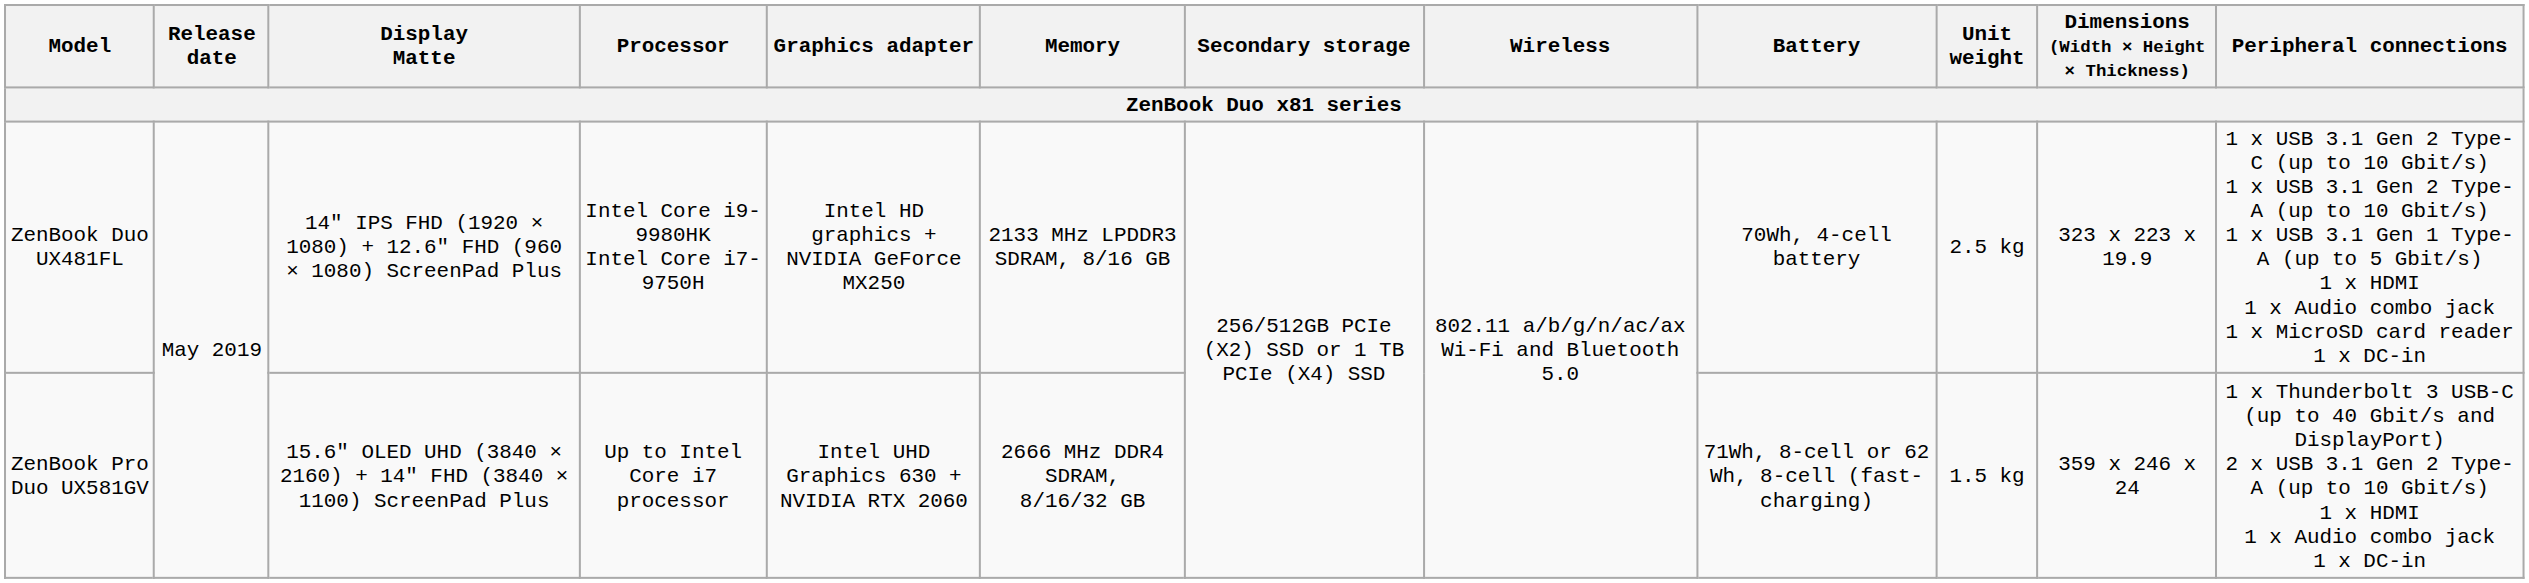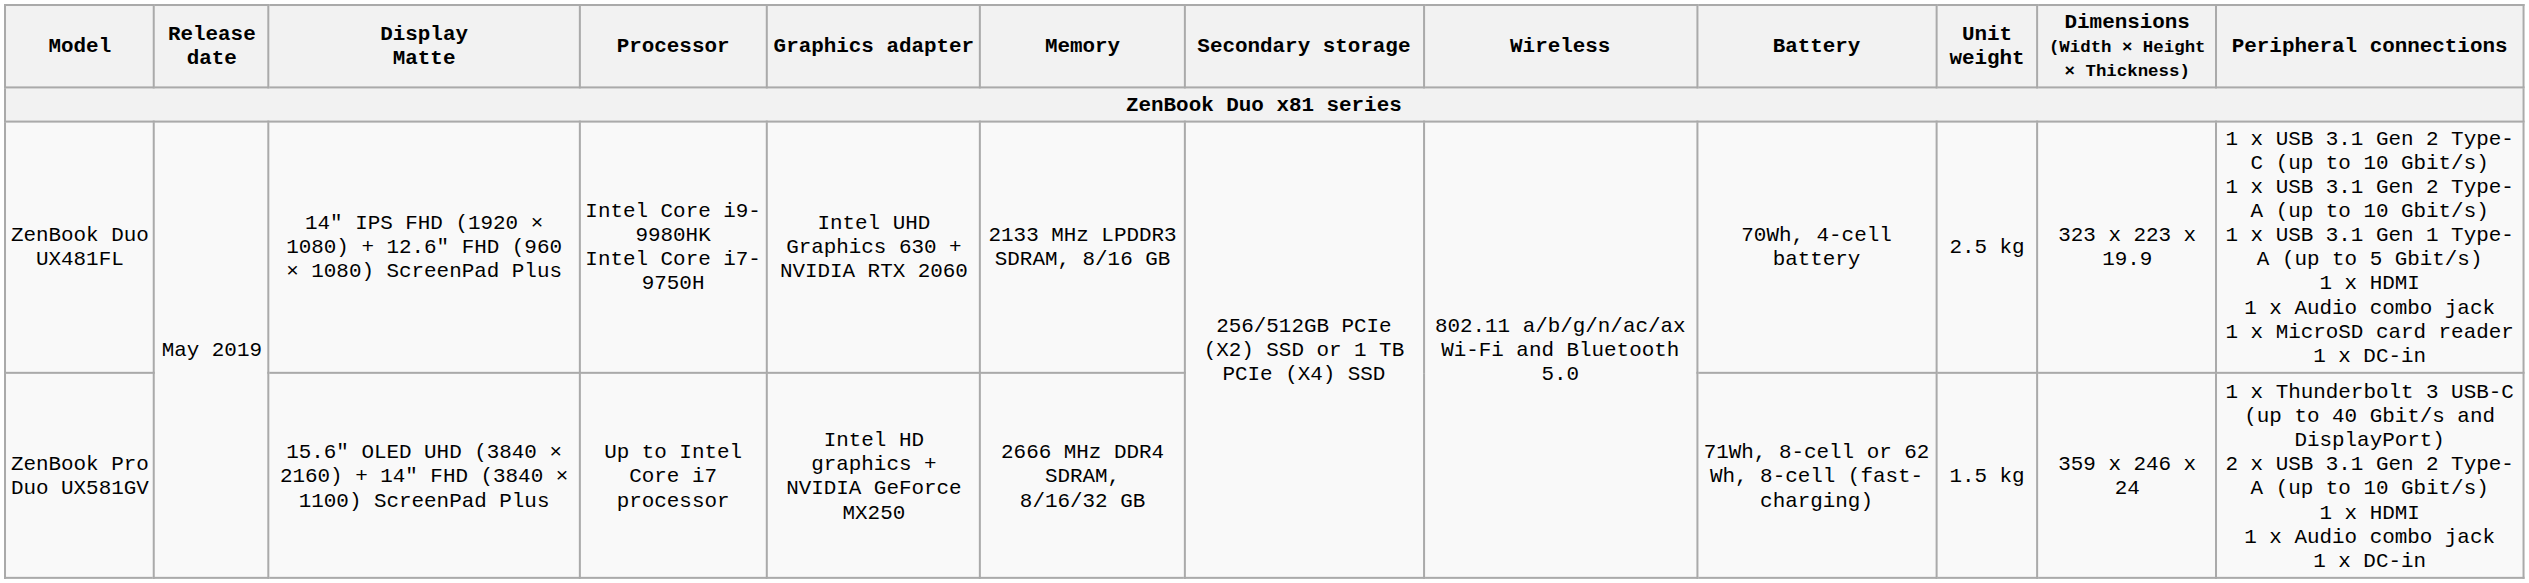(874, 248) Intel HD graphics + NVIDIA GeForce MX250 -> (874, 248) Intel UHD Graphics 630 + NVIDIA RTX 2060
(874, 476) Intel UHD Graphics 630 + NVIDIA RTX 2060 -> (874, 476) Intel HD graphics + NVIDIA GeForce MX250
